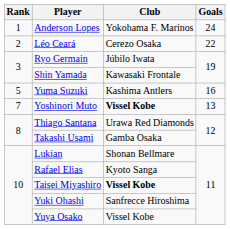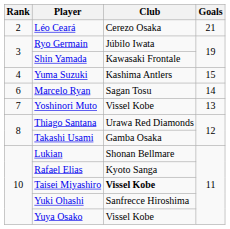- row: (67, 28)
(211, 43) 22 -> (211, 28) 21
(18, 91) 5 -> (18, 75) 4
(211, 91) 16 -> (211, 75) 15
+ row: (62, 91)
(130, 106) bold -> (130, 106) normal
